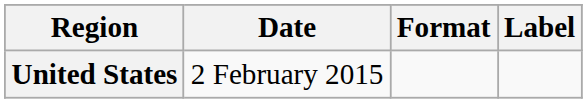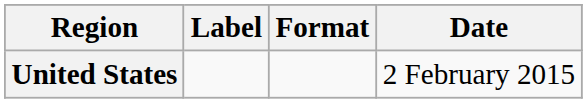columns swapped: (287, 27) <-> (540, 27)
